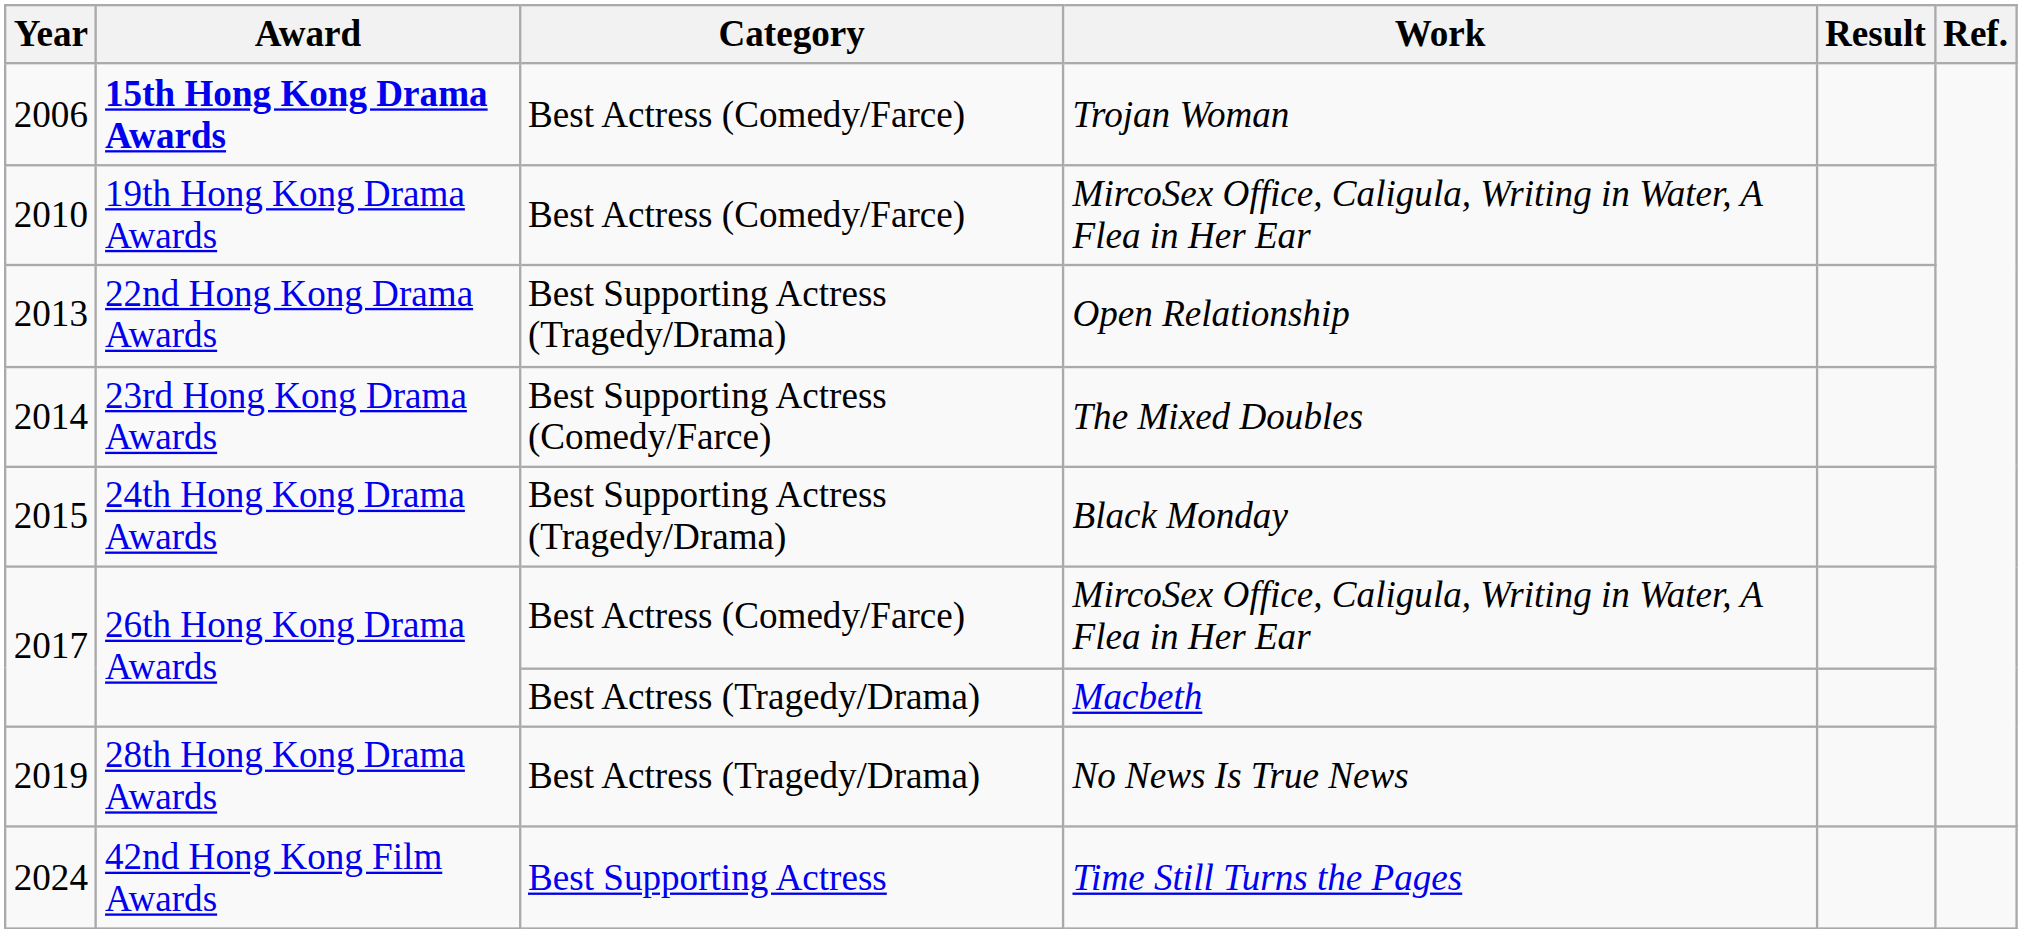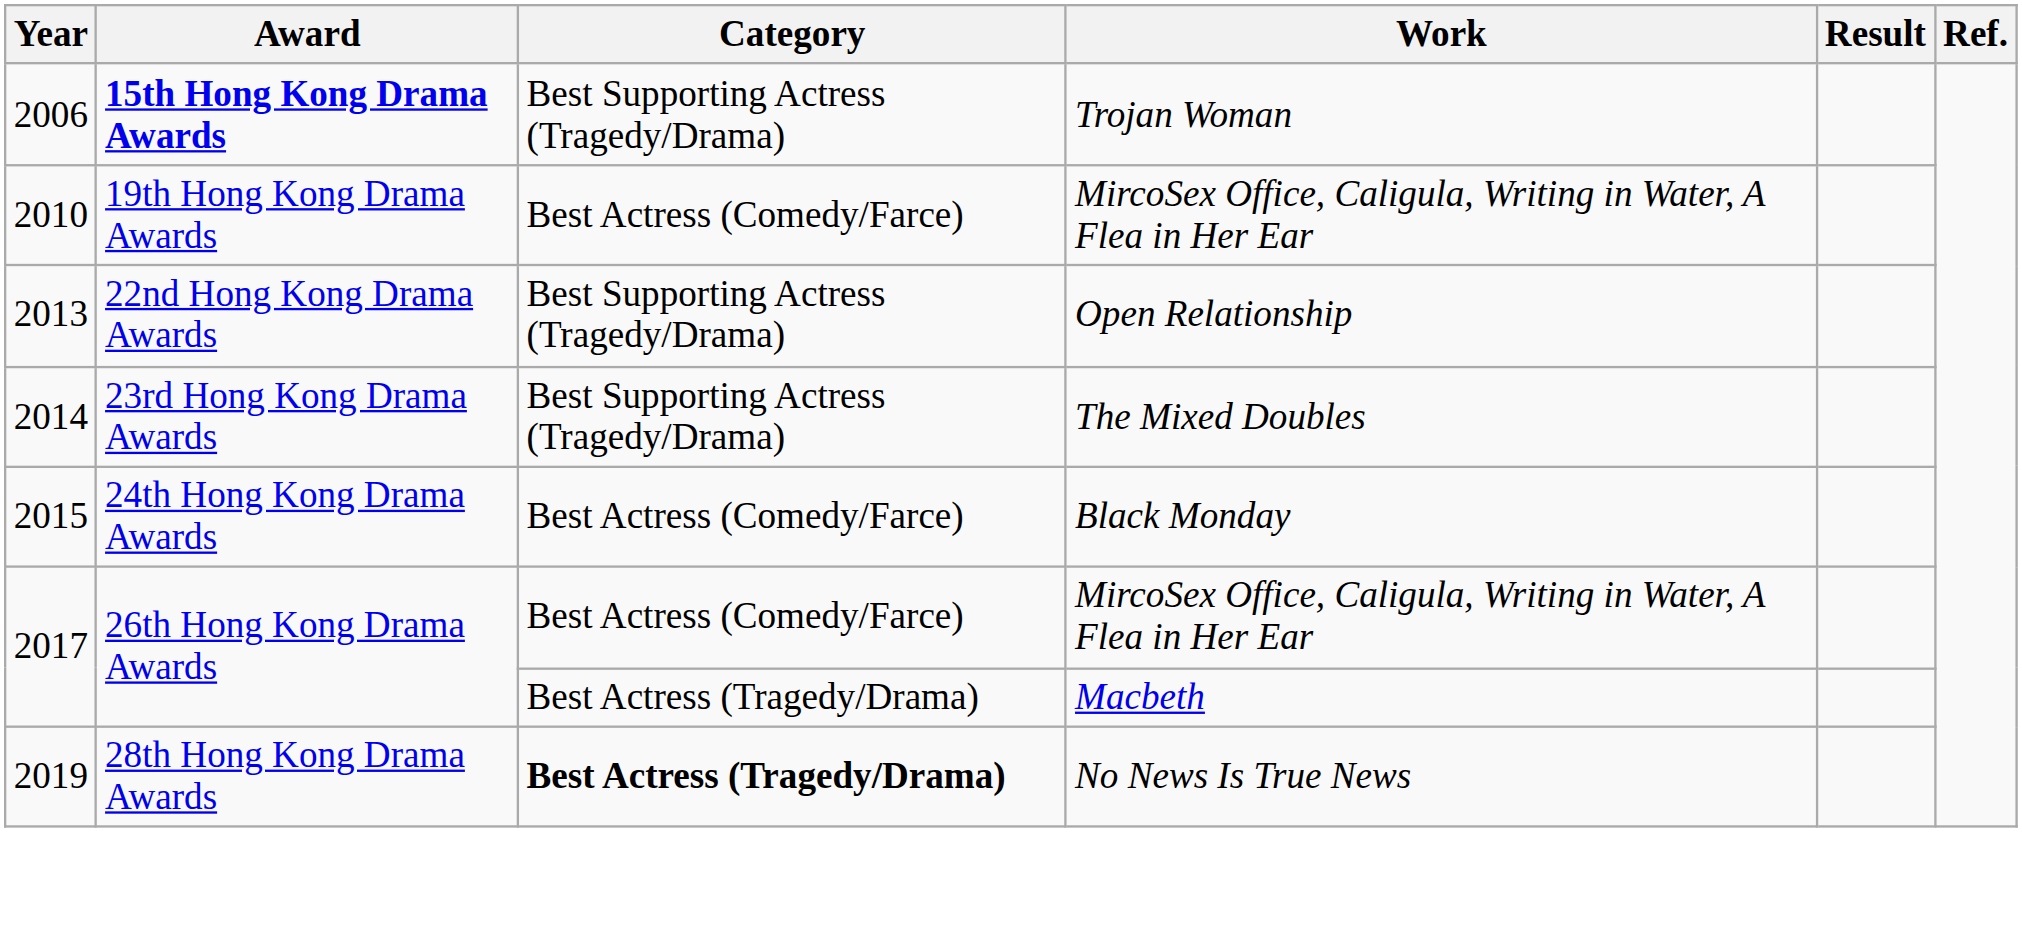(747, 113) Best Actress (Comedy/Farce) -> (706, 113) Best Supporting Actress (Tragedy/Drama)
(707, 415) Best Supporting Actress (Comedy/Farce) -> (706, 415) Best Supporting Actress (Tragedy/Drama)
(707, 516) Best Supporting Actress (Tragedy/Drama) -> (745, 516) Best Actress (Comedy/Farce)
(754, 776) normal -> (766, 776) bold
- row: (51, 876)
